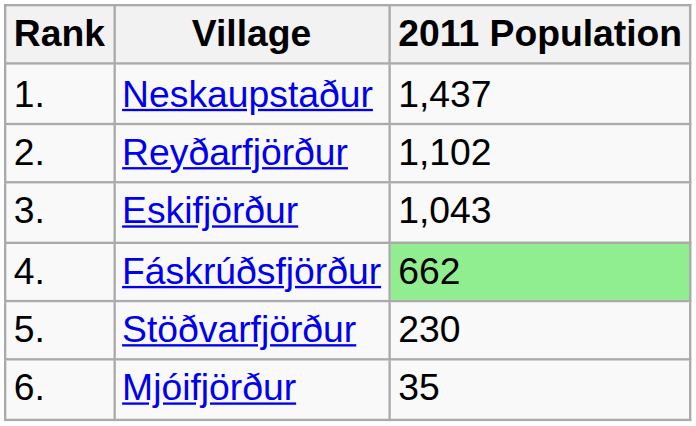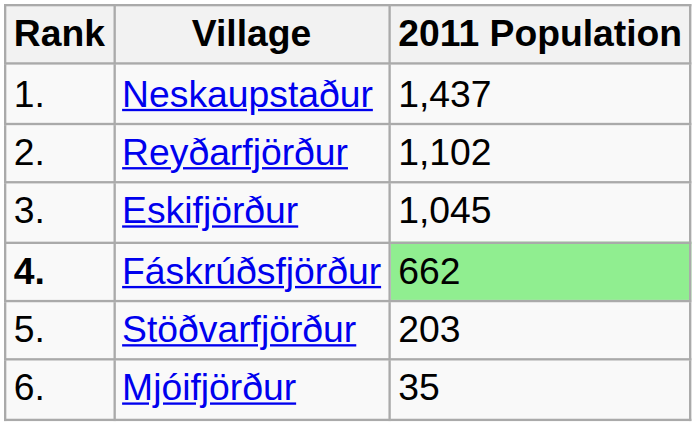(445, 211) 1,043 -> (445, 211) 1,045
(29, 270) normal -> (29, 270) bold
(429, 329) 230 -> (429, 329) 203
